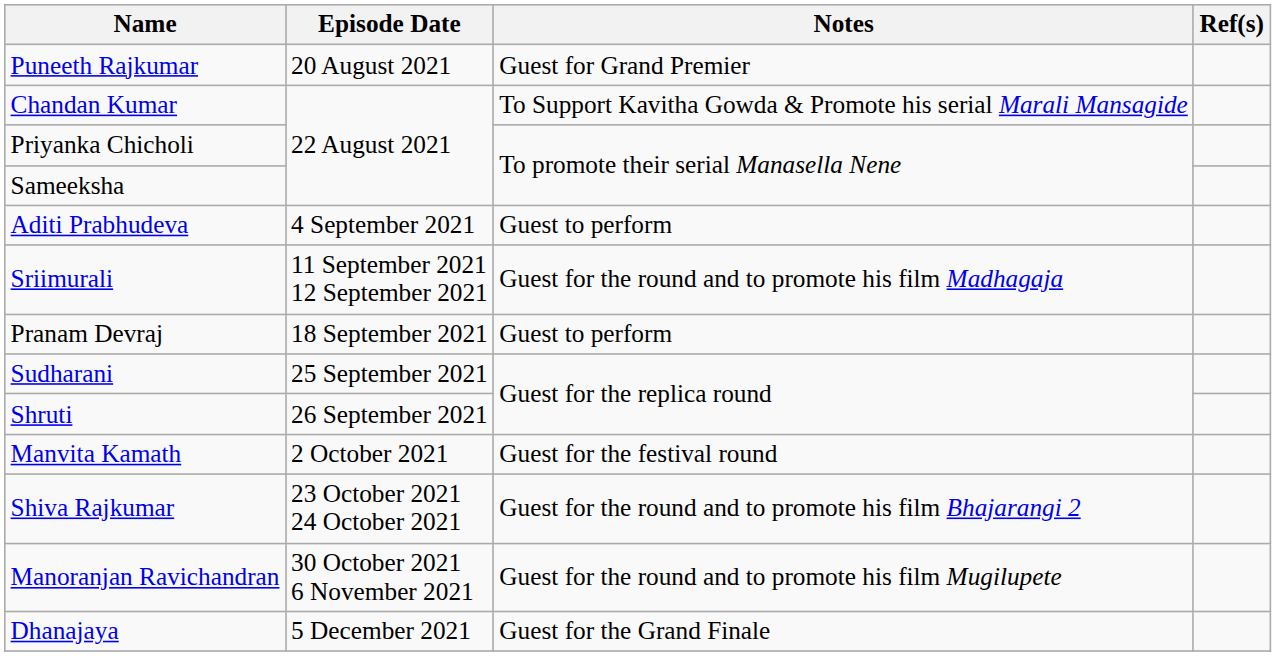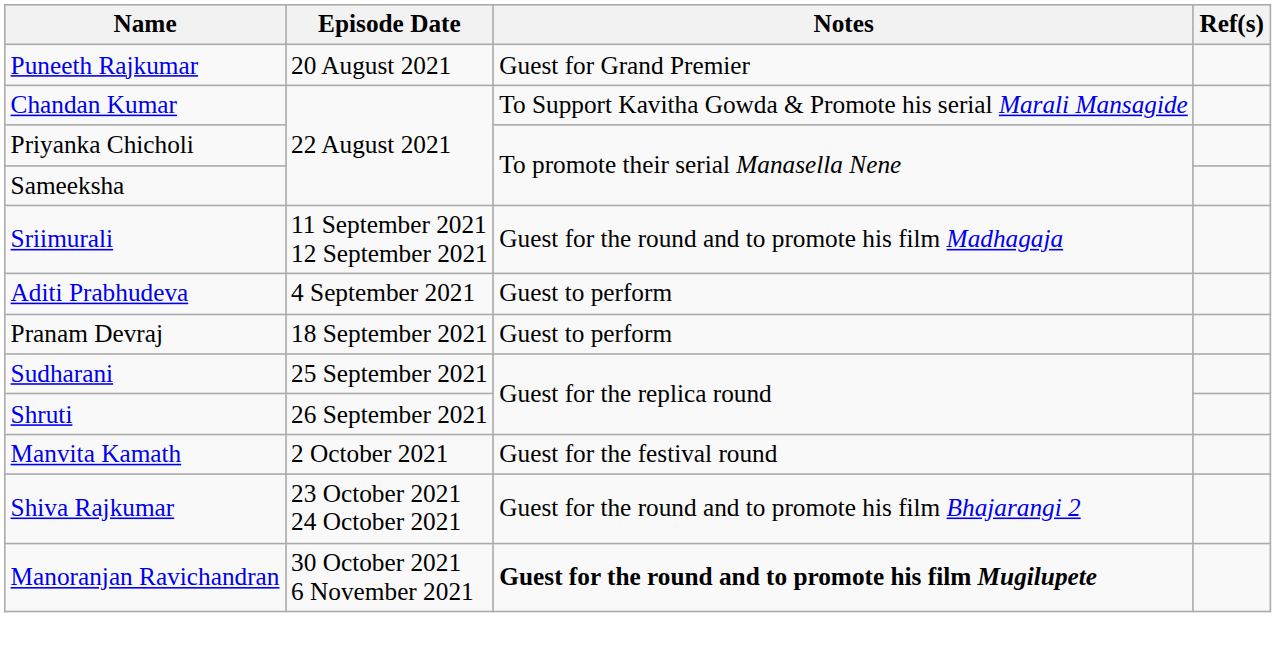rows swapped: (99, 225) <-> (62, 279)
(781, 576) normal -> (798, 576) bold
- row: (65, 631)
